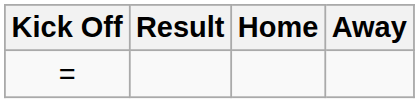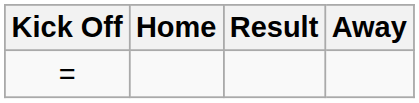columns swapped: (278, 27) <-> (180, 27)
